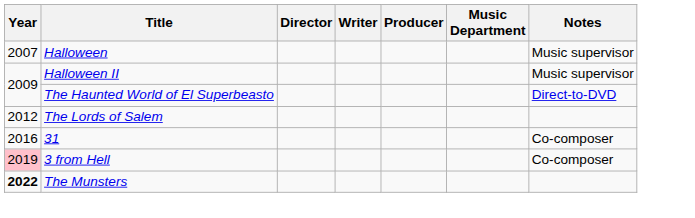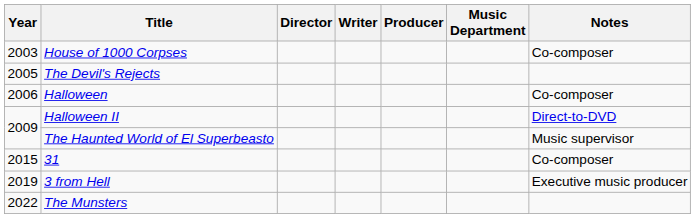+ row: (116, 52)
+ row: (102, 73)
(23, 52) 2007 -> (23, 95) 2006
(583, 52) Music supervisor -> (573, 95) Co-composer
(583, 73) Music supervisor -> (574, 116) Direct-to-DVD
(574, 95) Direct-to-DVD -> (583, 138) Music supervisor
- row: (103, 116)
(23, 138) 2016 -> (23, 159) 2015
(23, 159) pink background -> (23, 181) no background
(573, 159) Co-composer -> (610, 181) Executive music producer
(23, 181) bold -> (23, 203) normal
